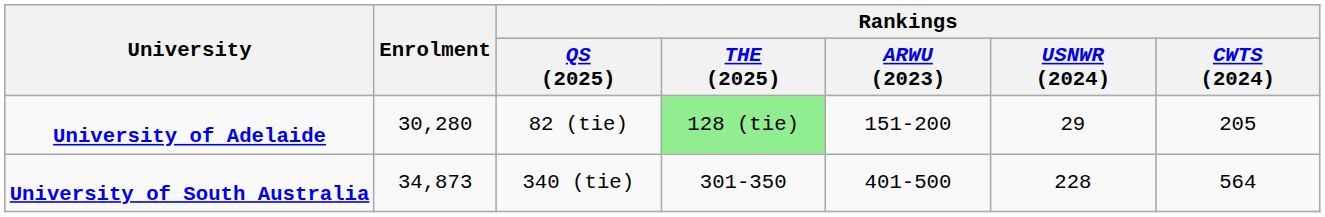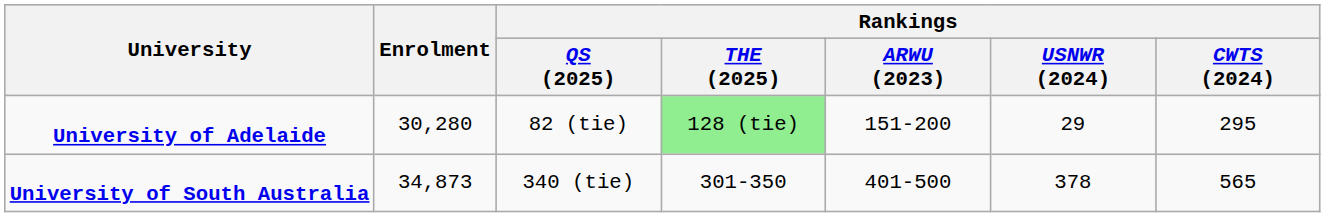(1238, 125) 205 -> (1238, 125) 295
(1073, 182) 228 -> (1073, 182) 378
(1238, 182) 564 -> (1238, 182) 565
